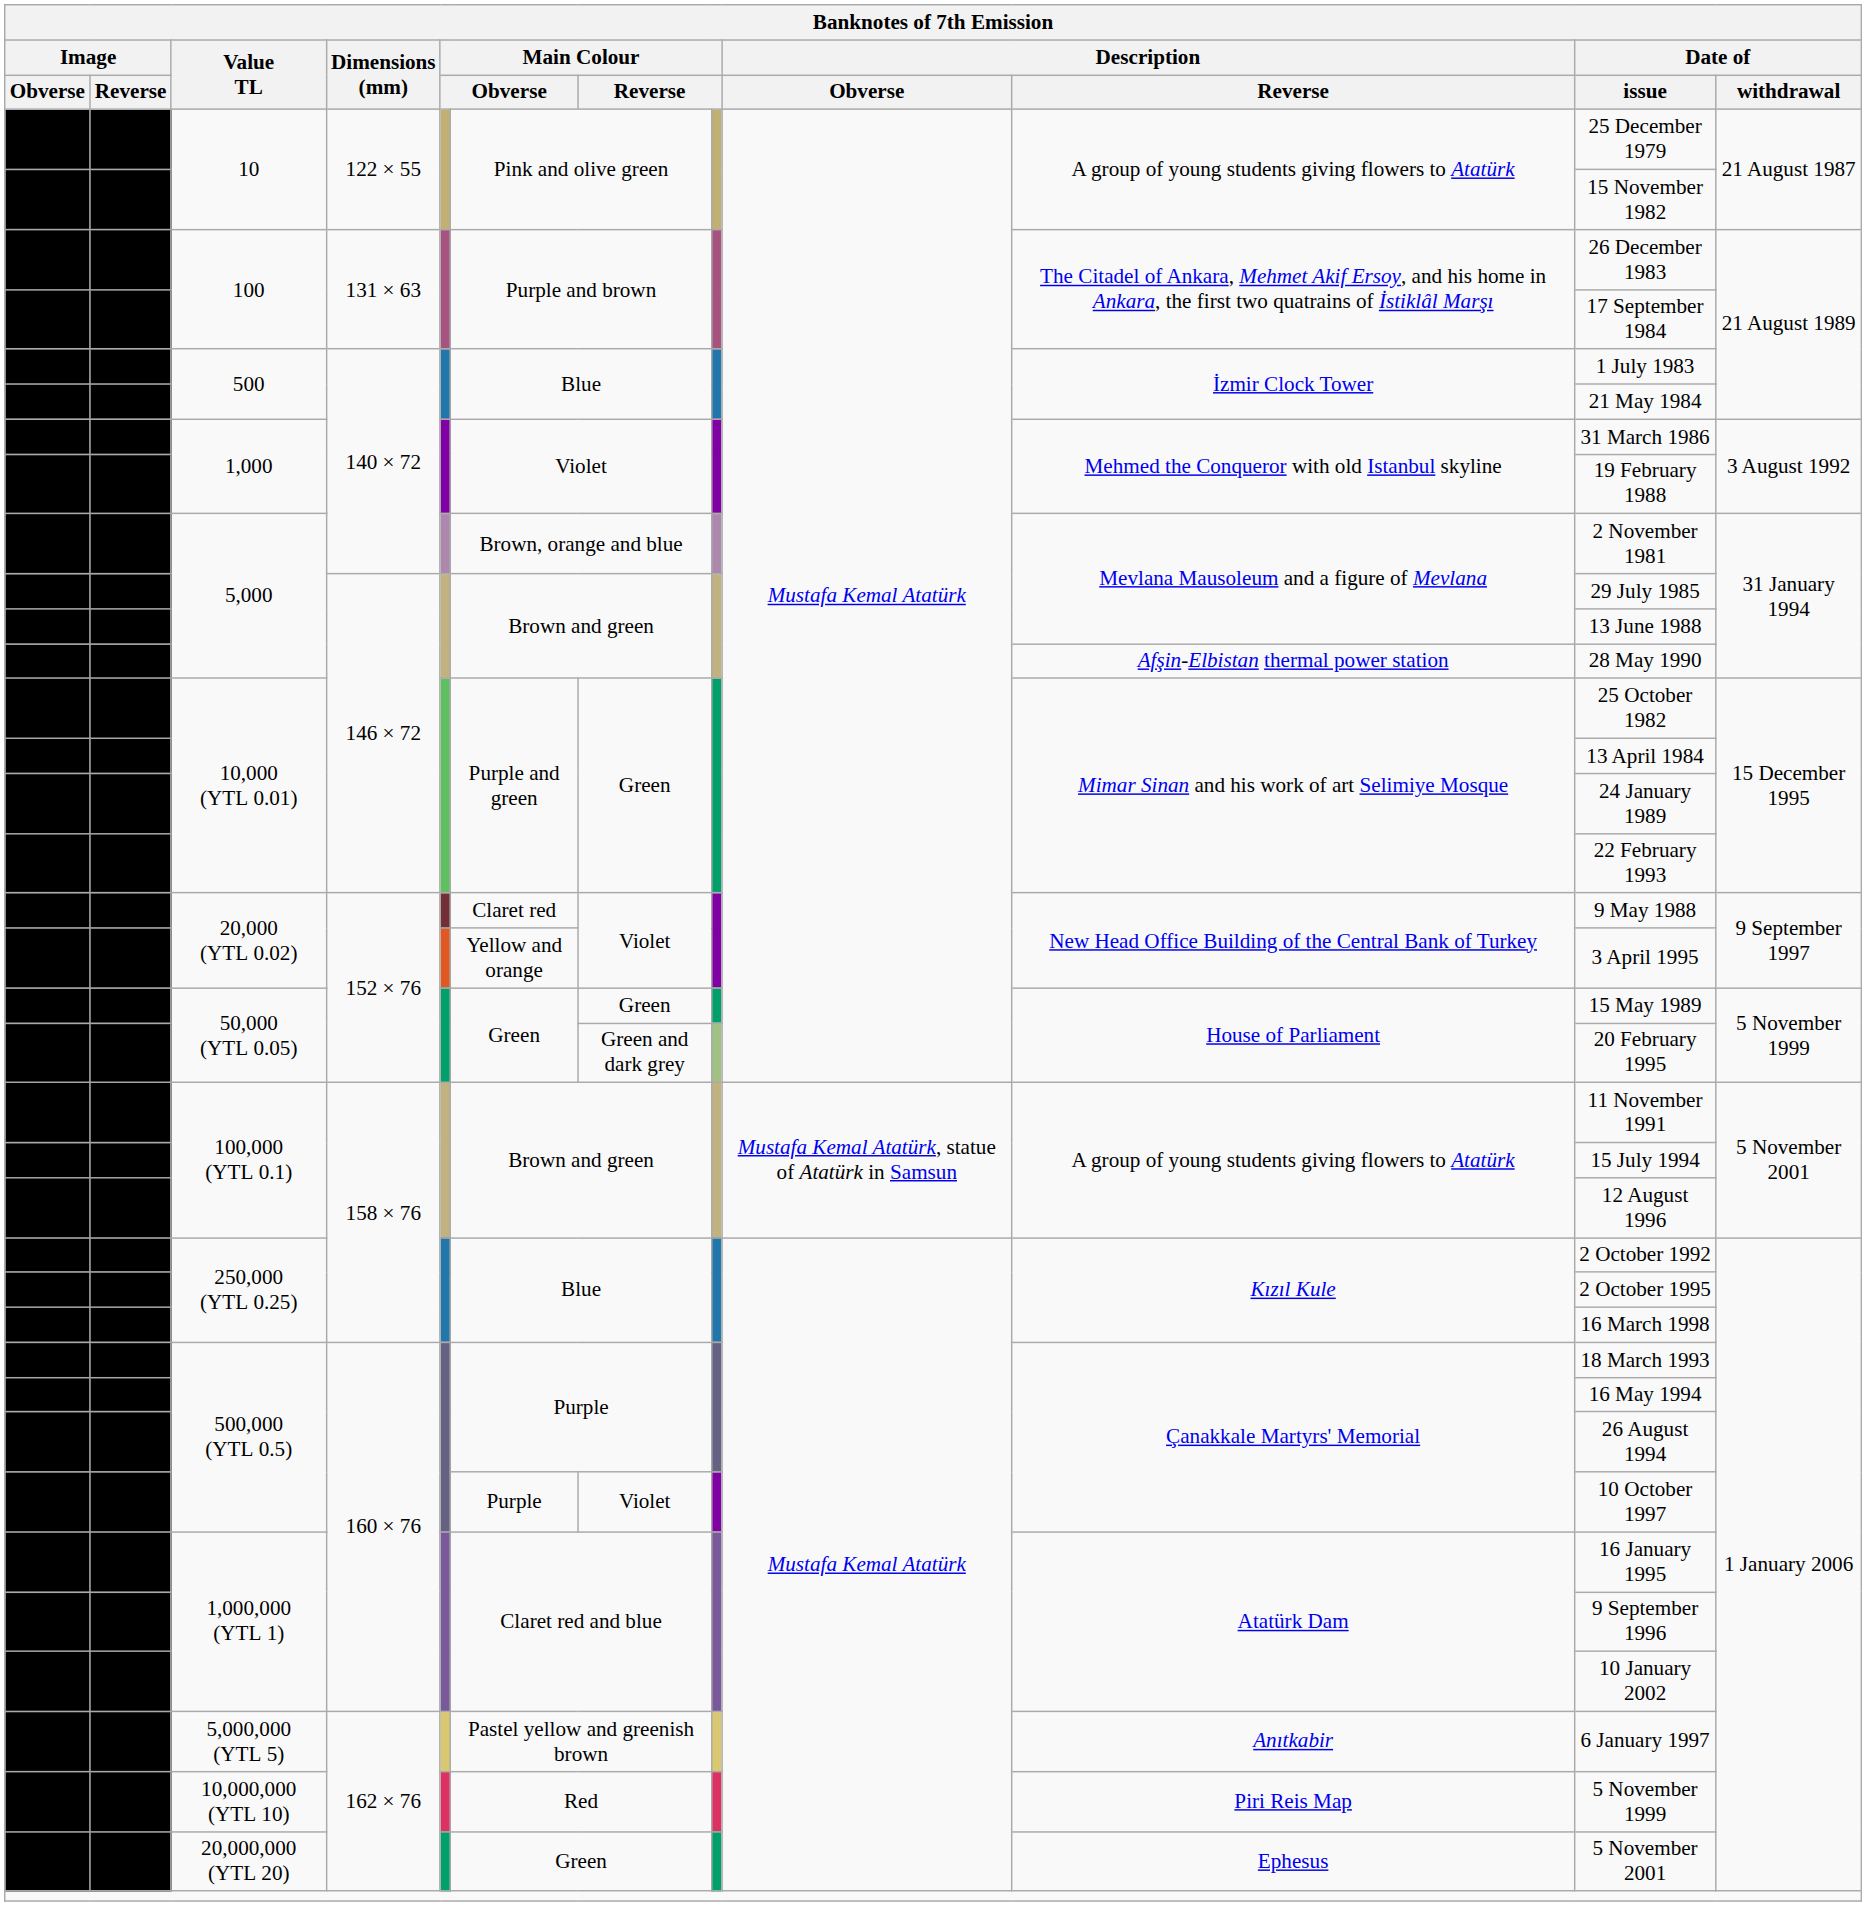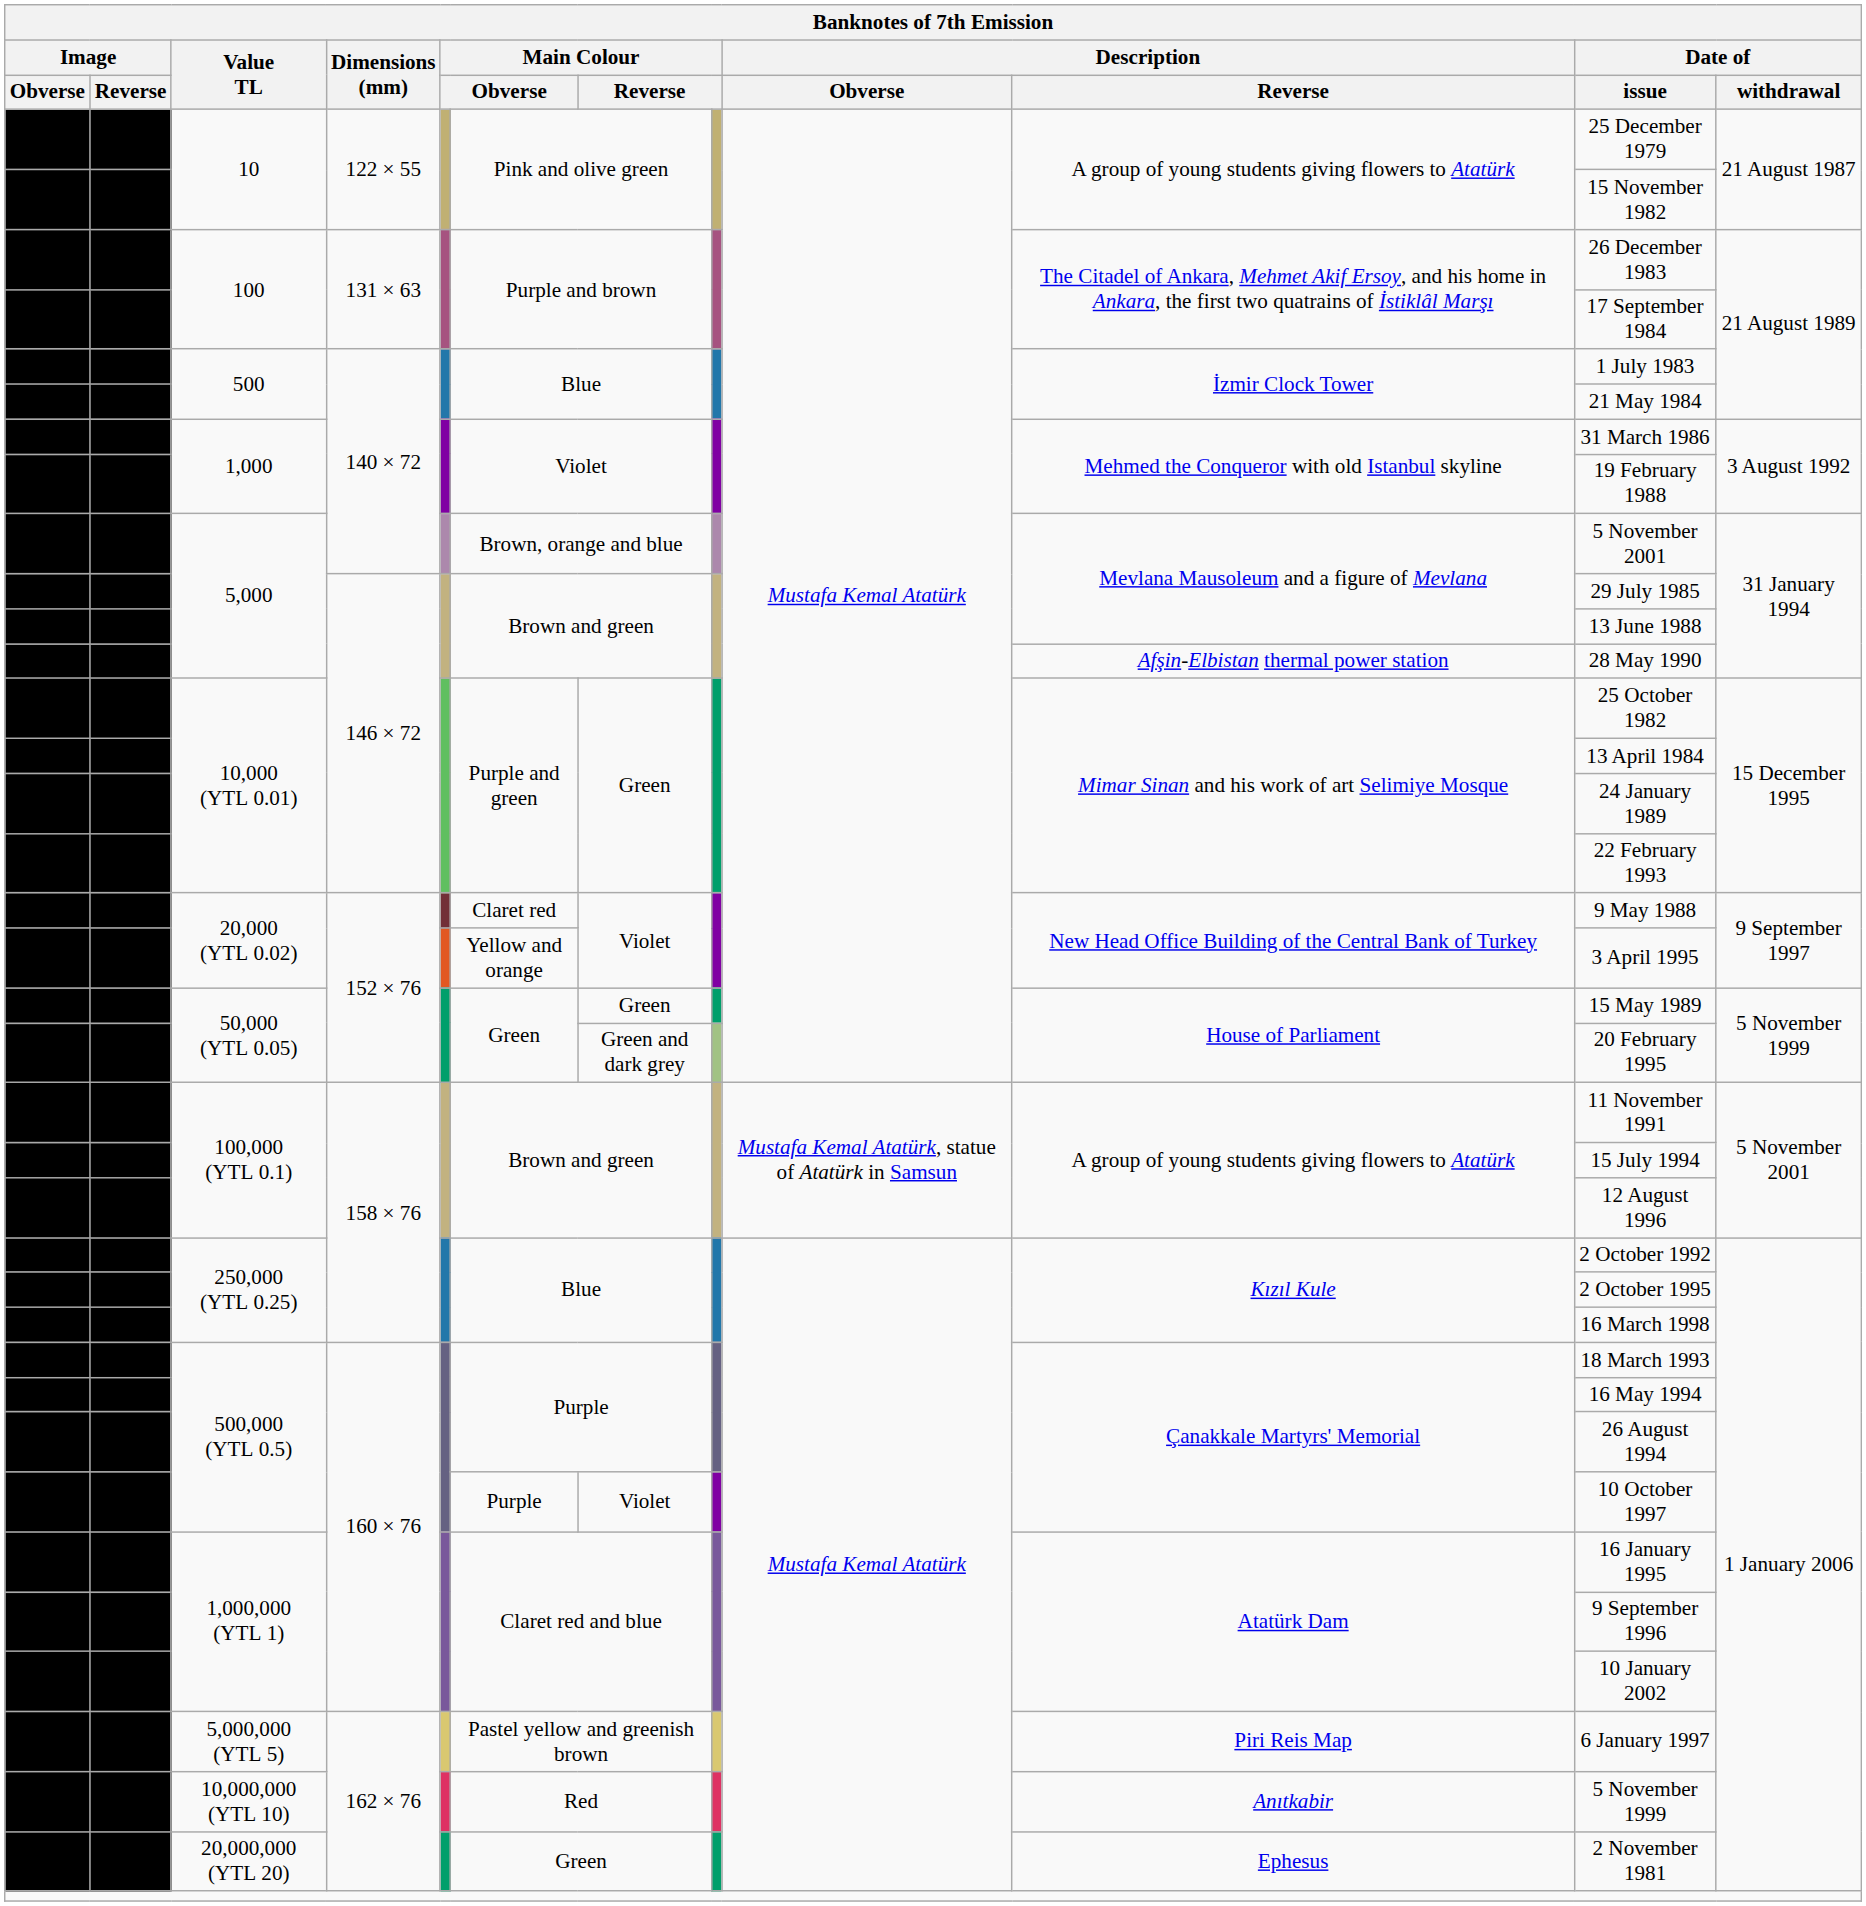(1645, 543) 2 November 1981 -> (1645, 543) 5 November 2001
(1293, 1741) Anıtkabir -> (1293, 1741) Piri Reis Map
(1293, 1801) Piri Reis Map -> (1293, 1801) Anıtkabir
(1645, 1861) 5 November 2001 -> (1645, 1861) 2 November 1981
